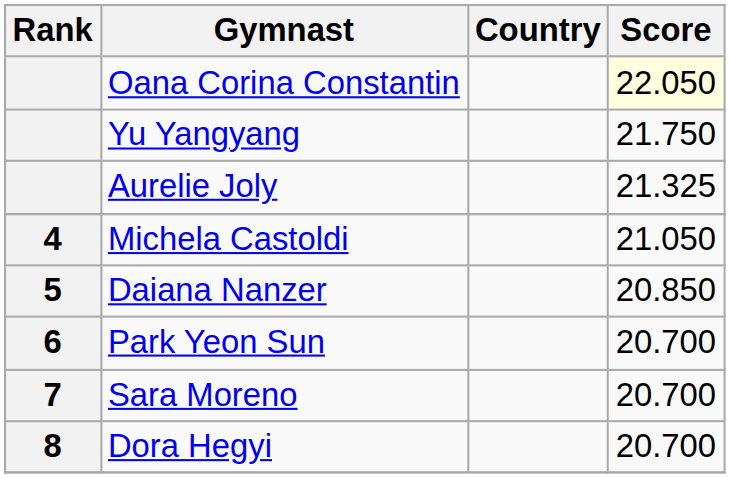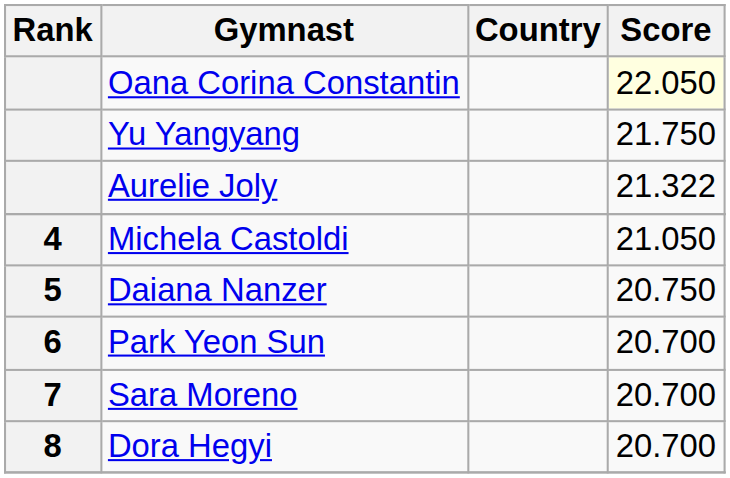(666, 186) 21.325 -> (666, 186) 21.322
(666, 290) 20.850 -> (666, 290) 20.750
